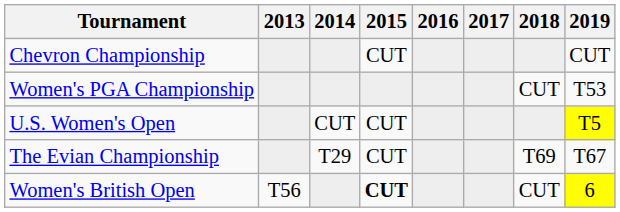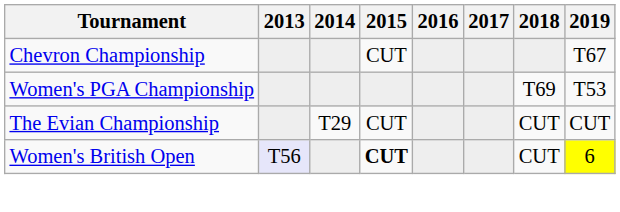(590, 55) CUT -> (590, 55) T67
(539, 89) CUT -> (539, 89) T69
- row: (92, 123)
(539, 156) T69 -> (539, 123) CUT
(590, 156) T67 -> (590, 123) CUT
(284, 190) no background -> (284, 156) lavender background
